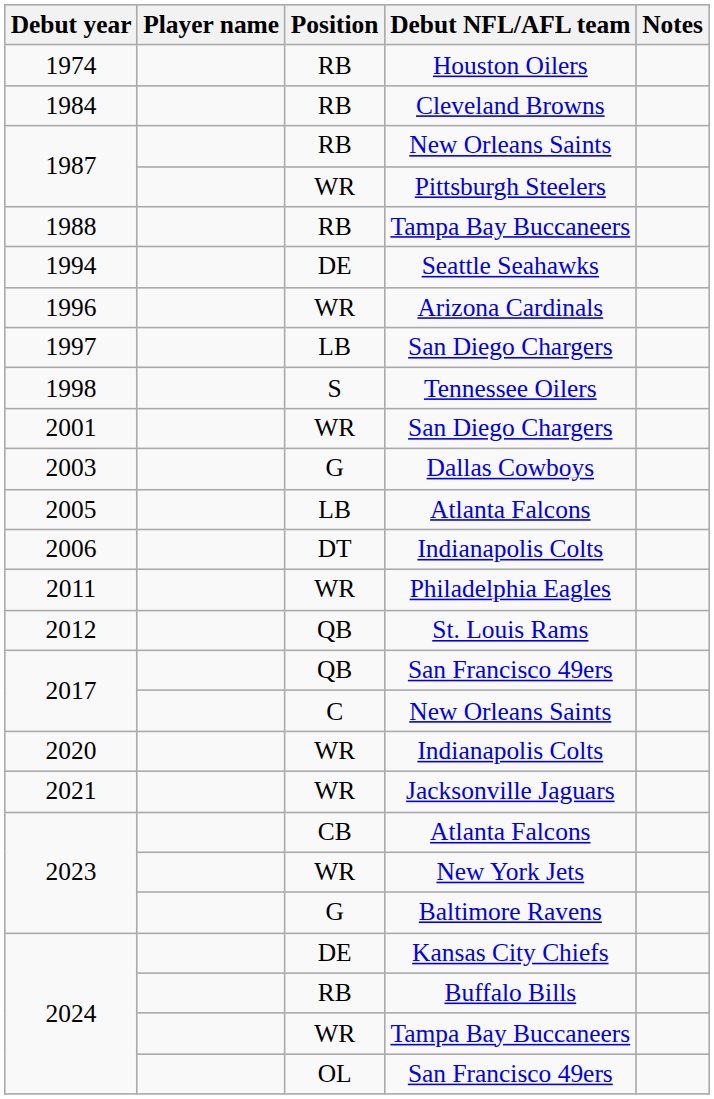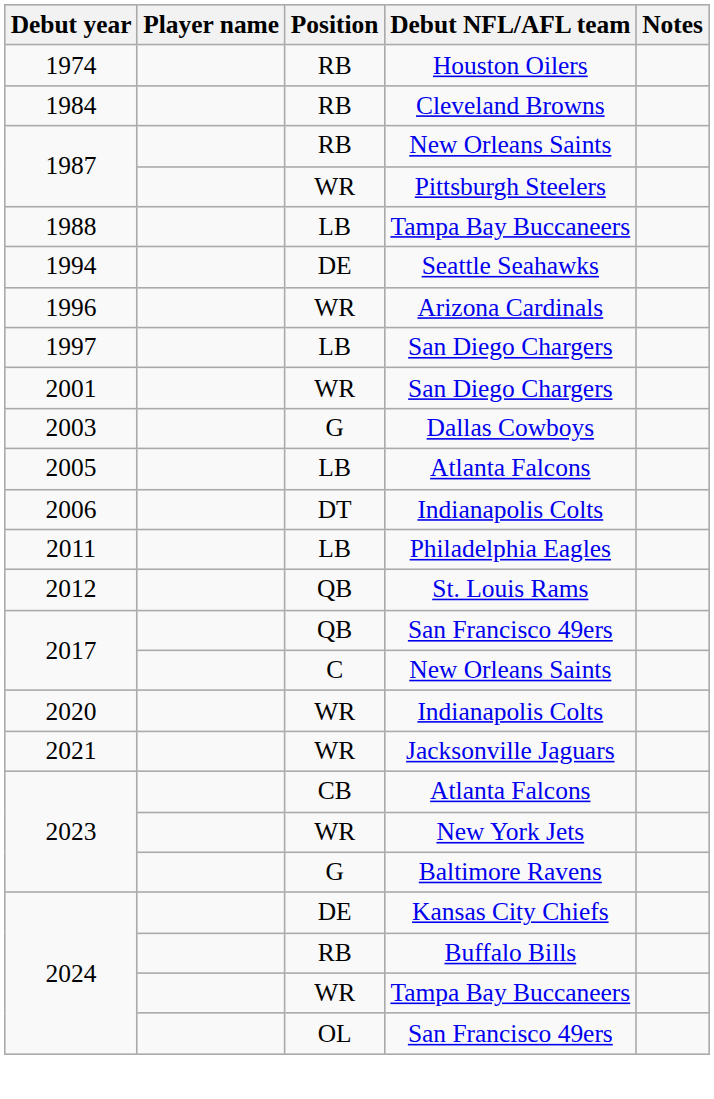(335, 226) RB -> (335, 226) LB
- row: (71, 387)
(335, 589) WR -> (335, 549) LB
